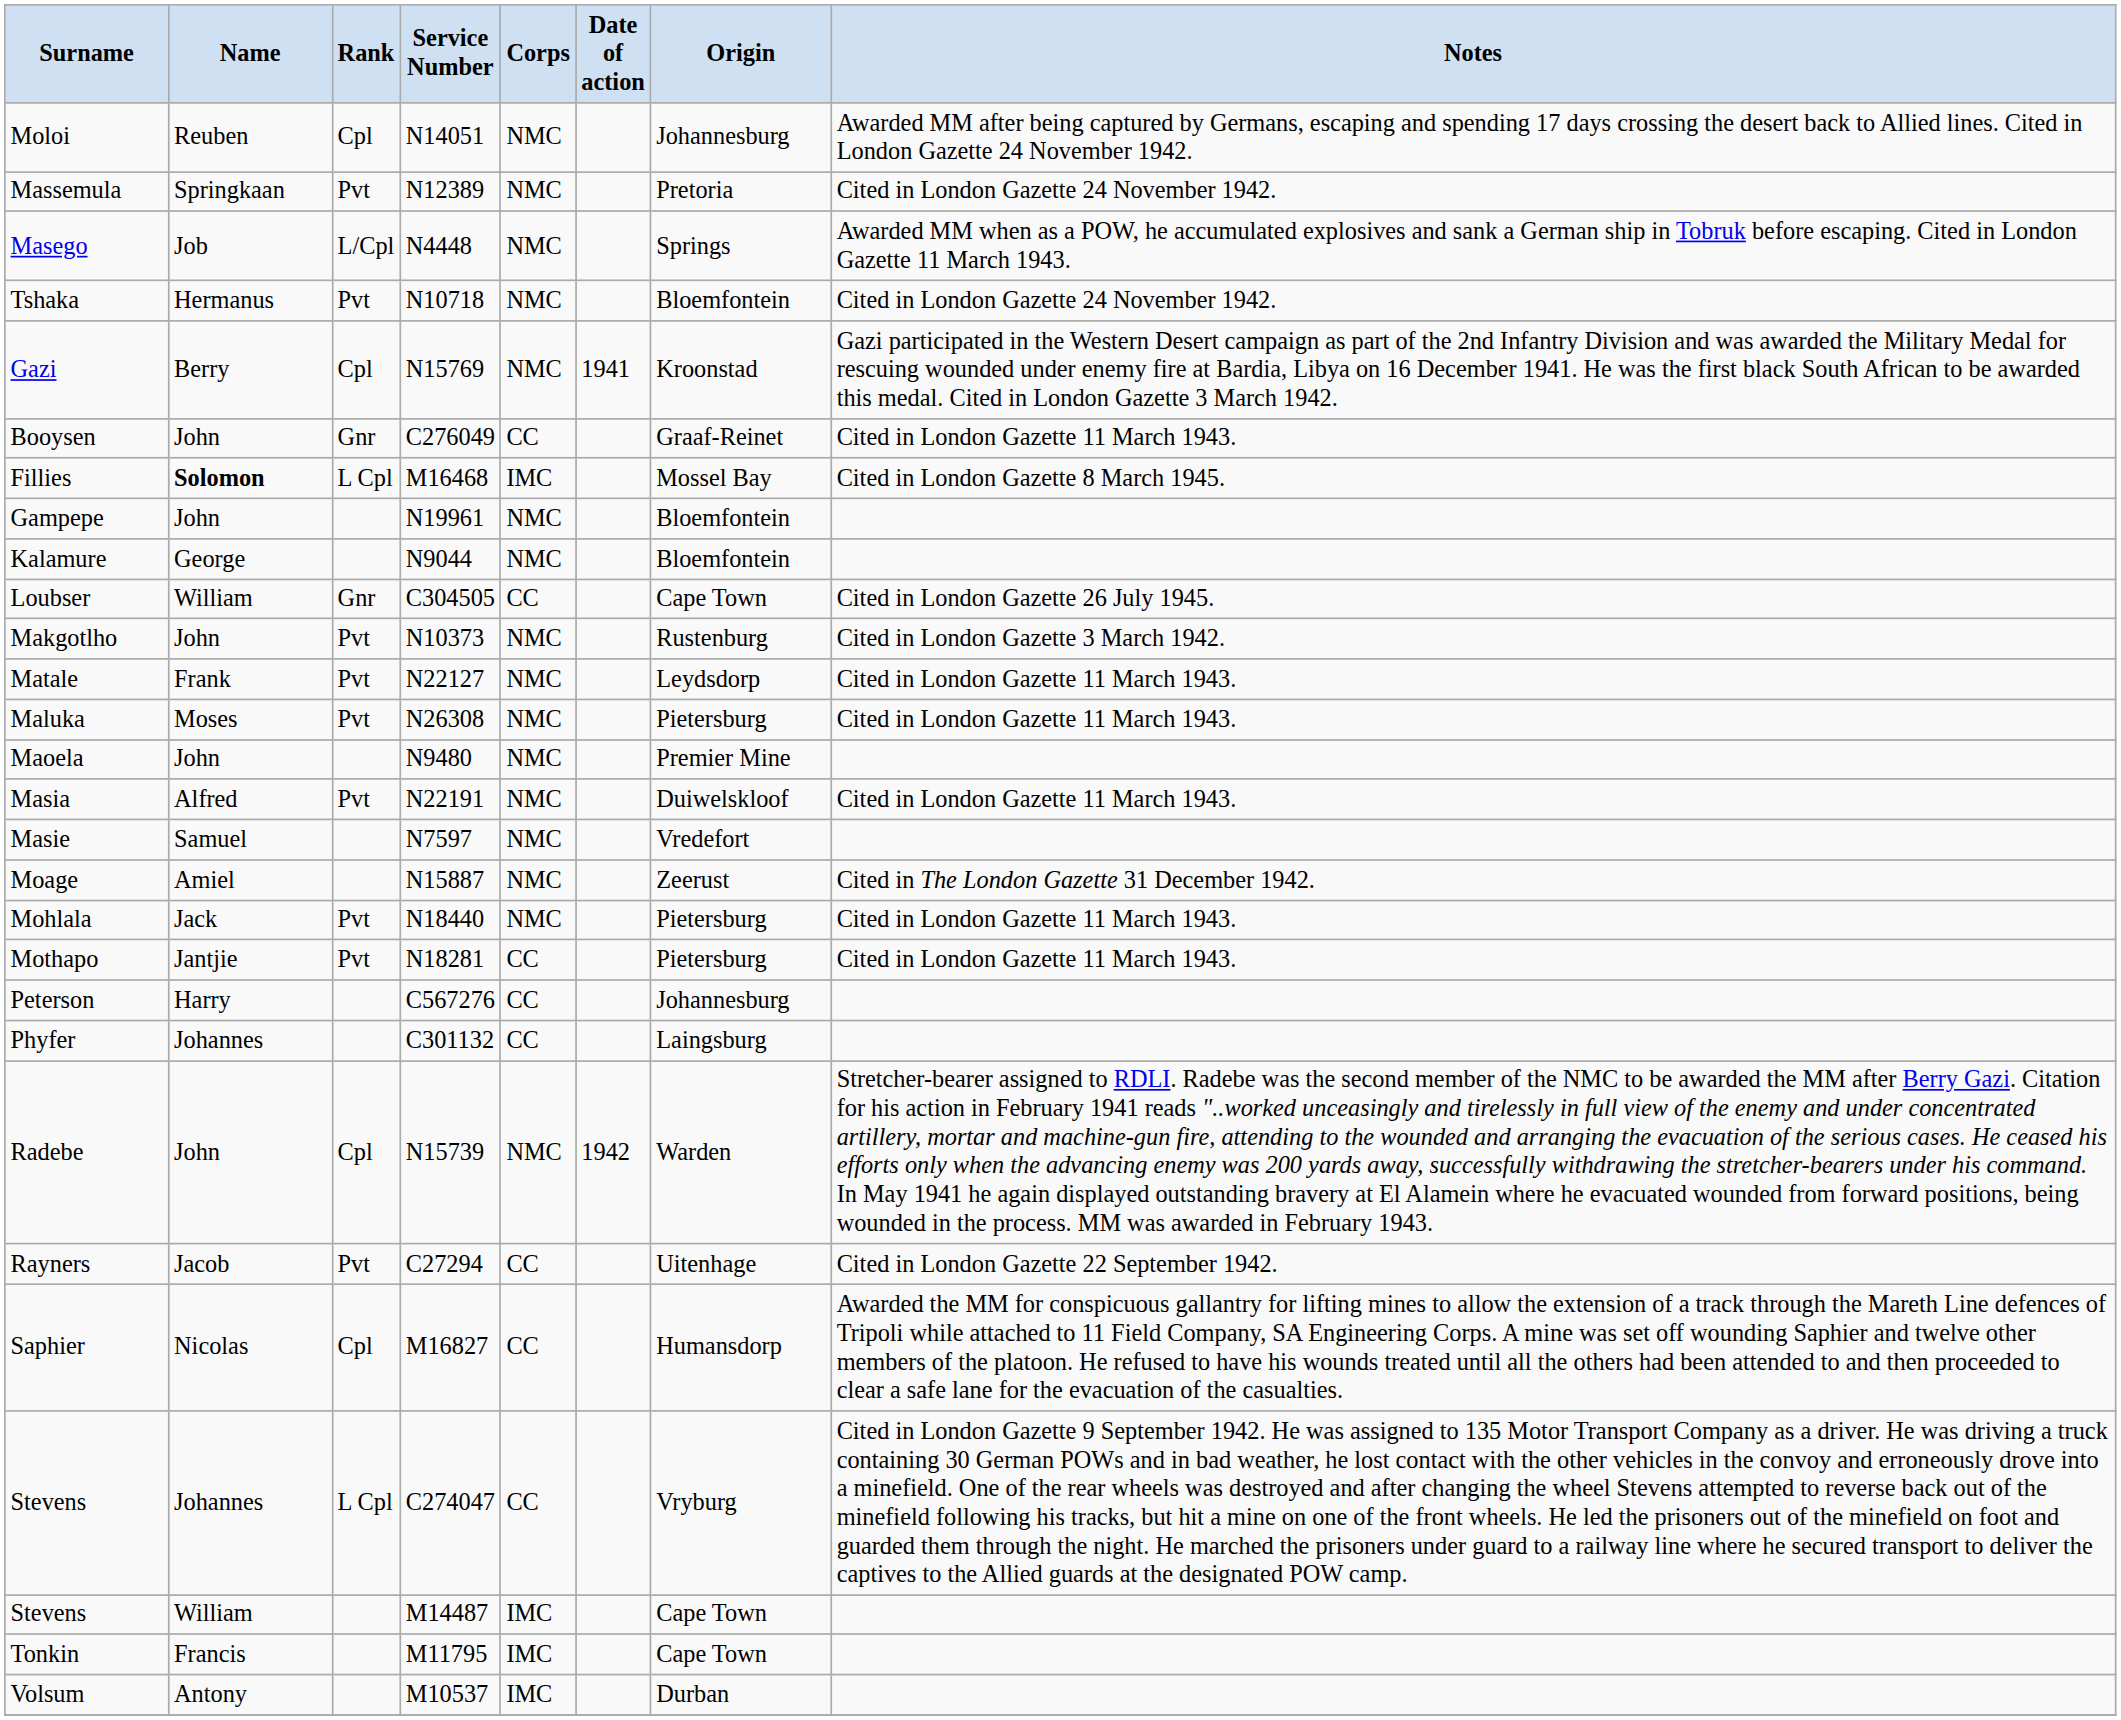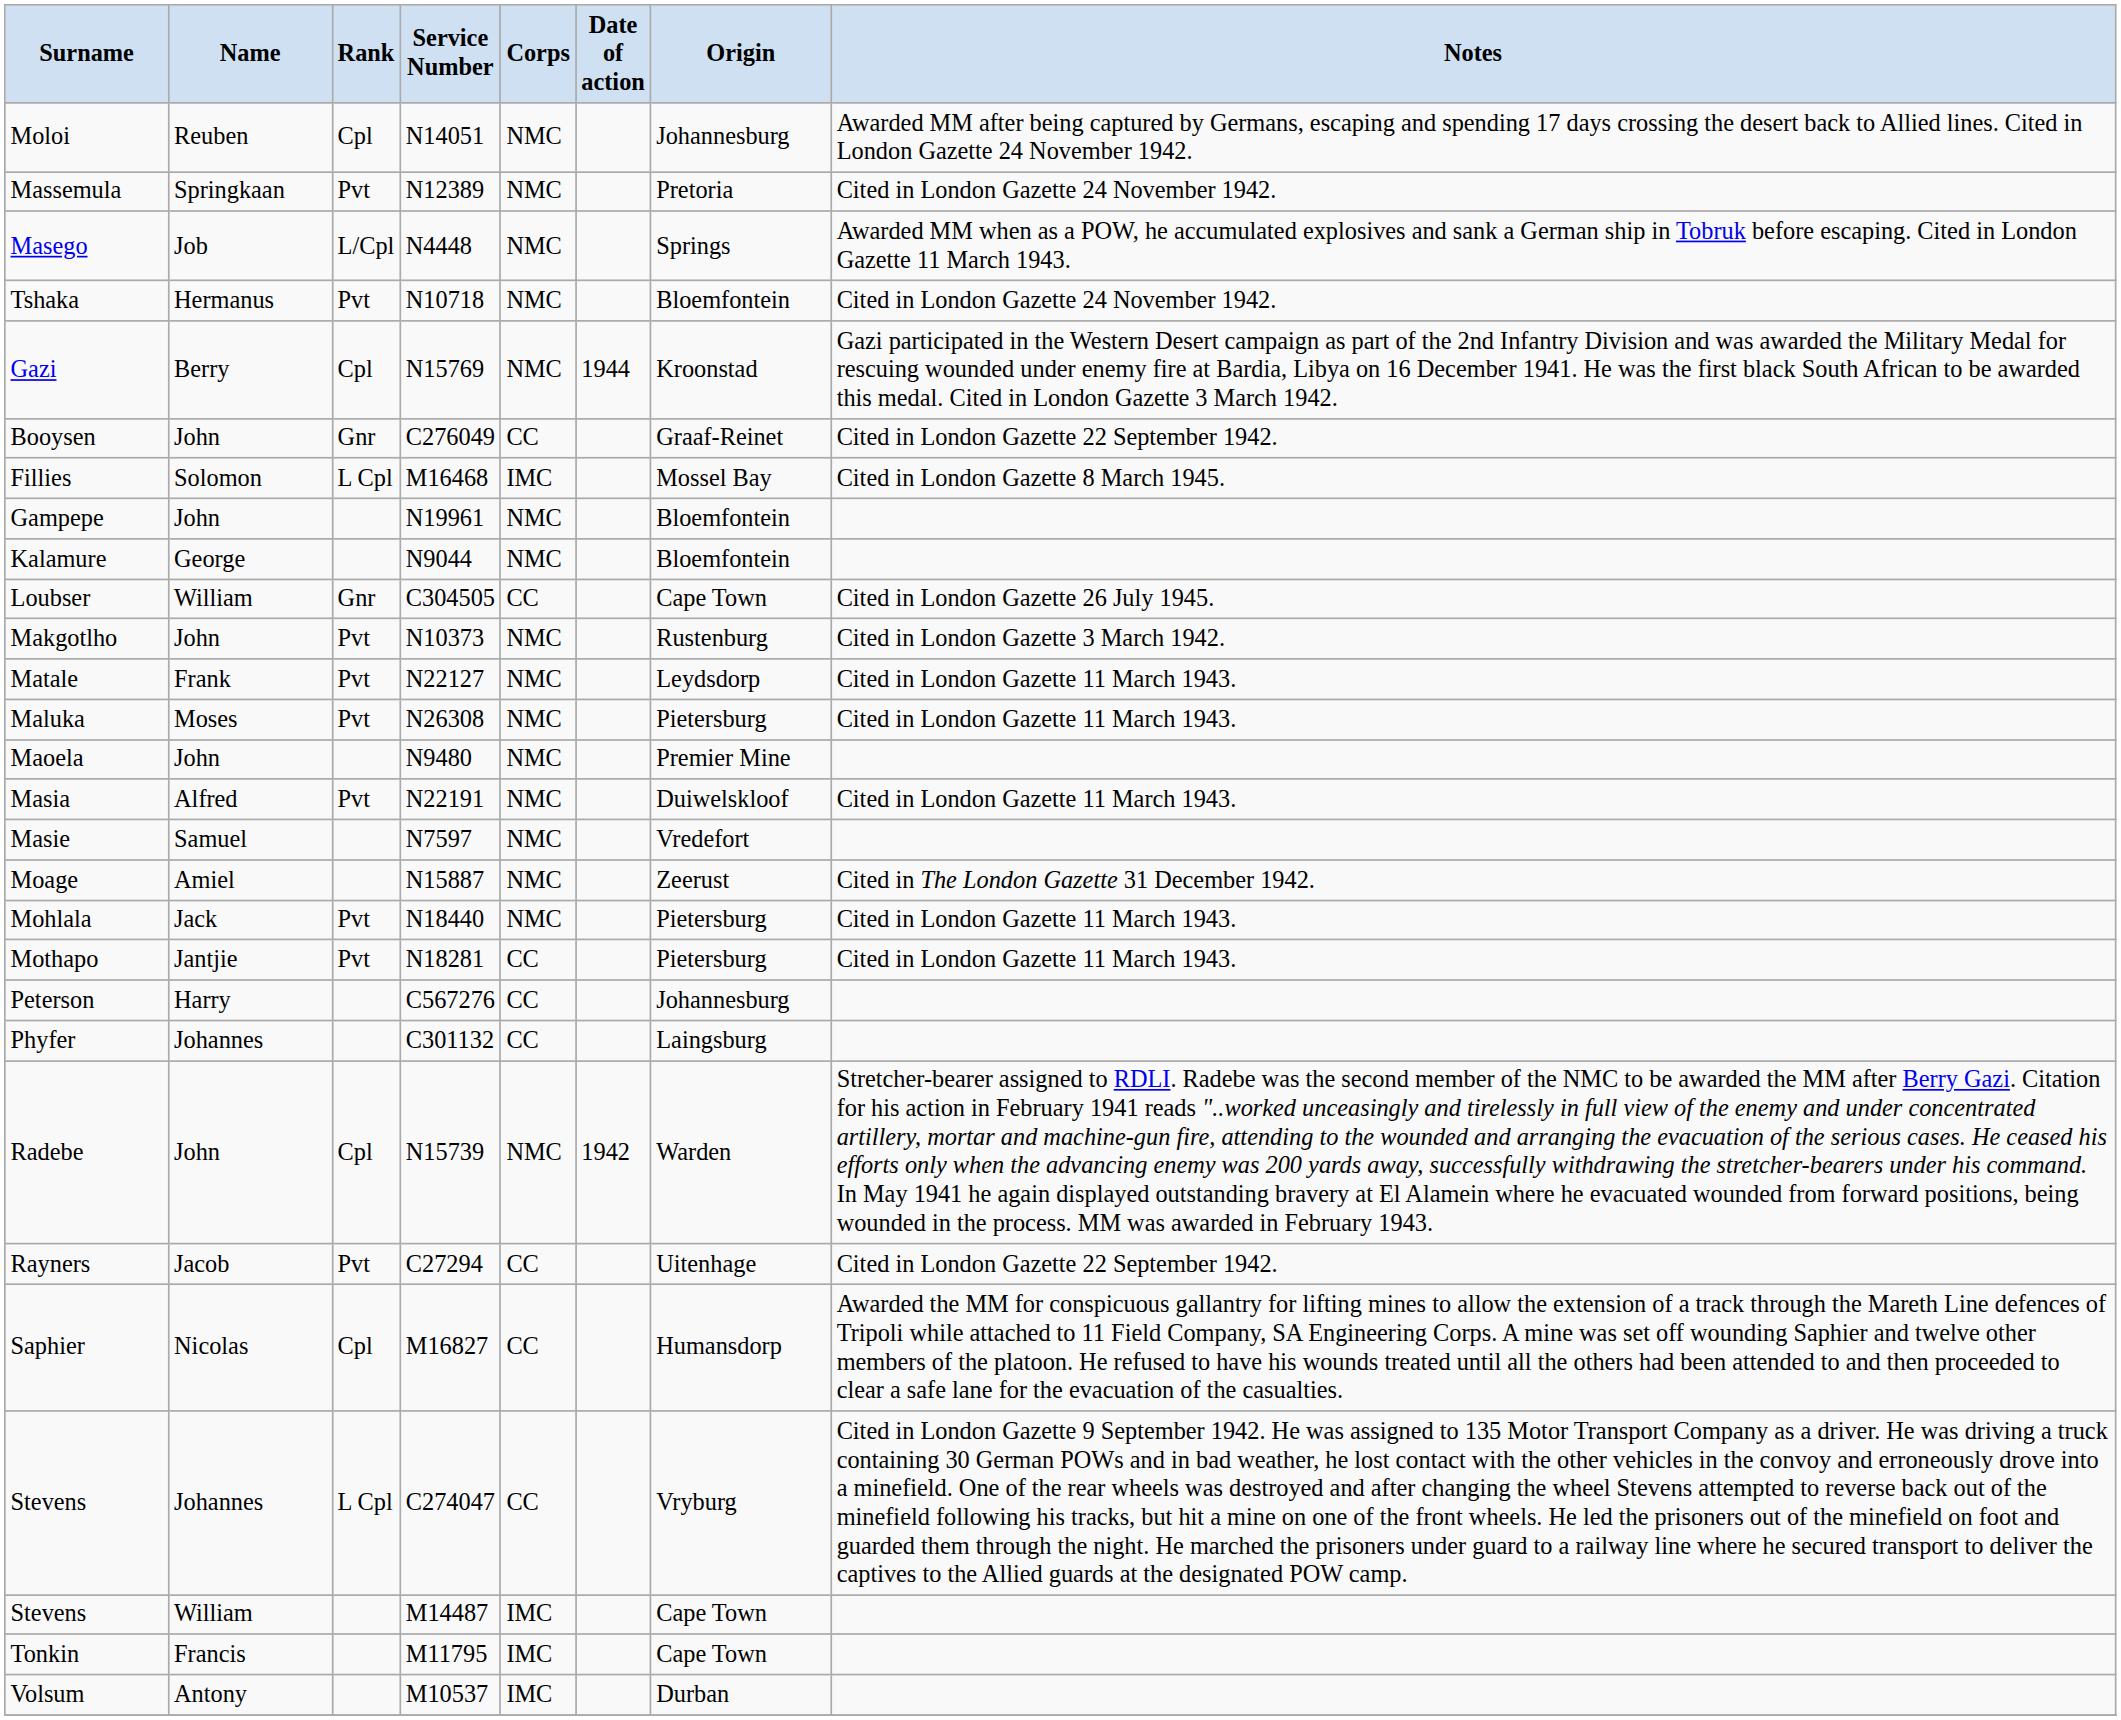(606, 369) 1941 -> (606, 369) 1944
(1036, 438) Cited in London Gazette 11 March 1943. -> (1057, 438) Cited in London Gazette 22 September 1942.
(219, 478) bold -> (218, 478) normal
